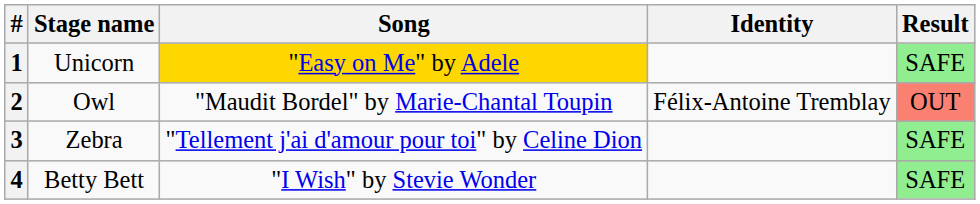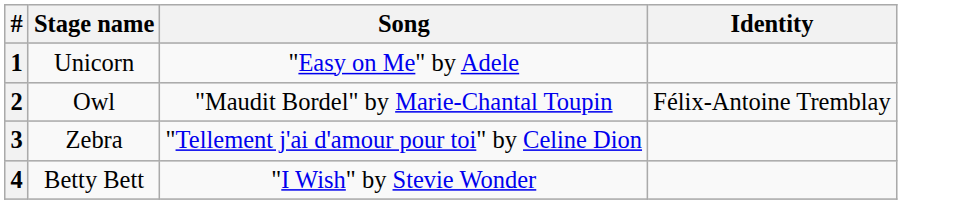- column: (935, 23)
(404, 62) gold background -> (404, 62) no background
